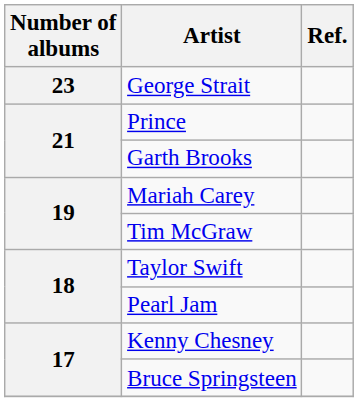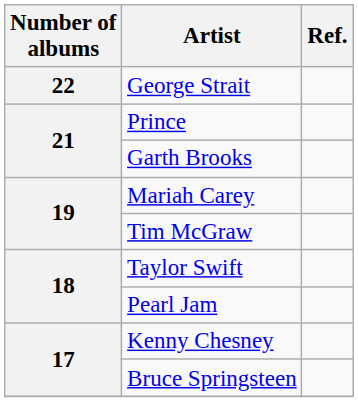(63, 85) 23 -> (63, 85) 22
